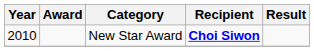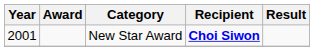(22, 35) 2010 -> (22, 35) 2001
